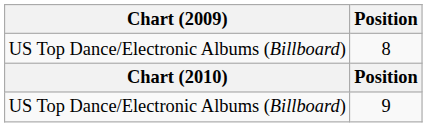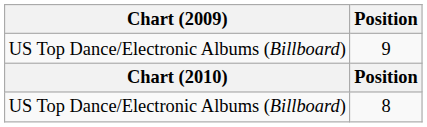rows swapped: (386, 48) <-> (386, 106)
